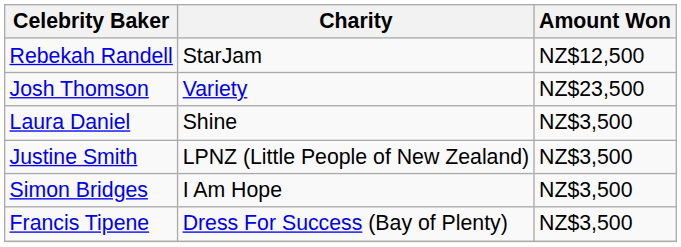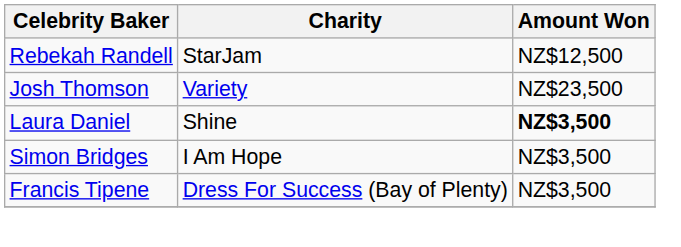(586, 122) normal -> (564, 122) bold
- row: (73, 156)
